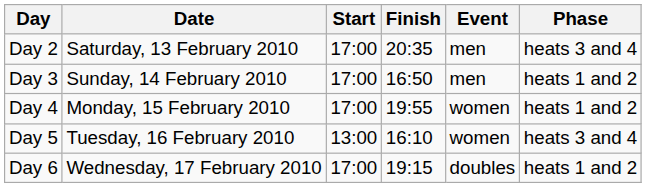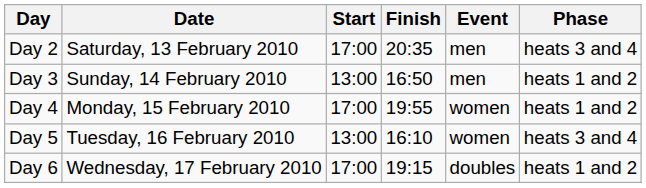(354, 78) 17:00 -> (354, 78) 13:00
